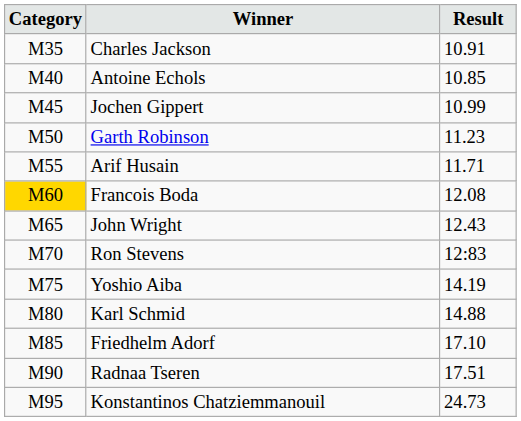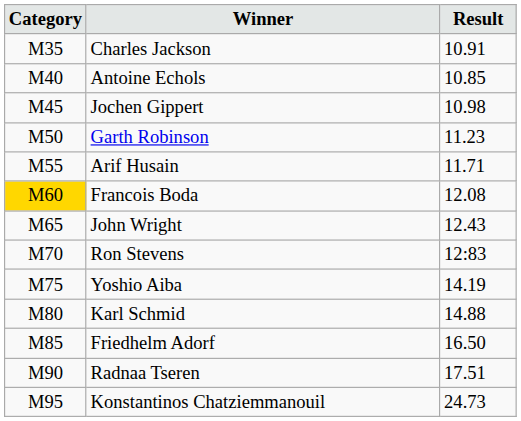(465, 107) 10.99 -> (465, 107) 10.98
(465, 343) 17.10 -> (465, 343) 16.50
